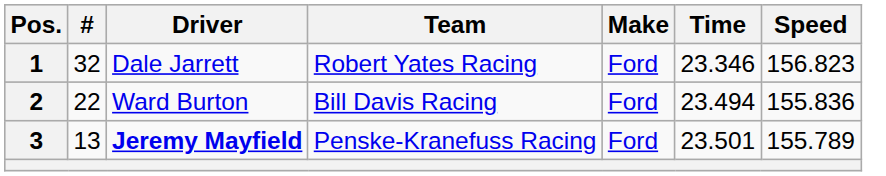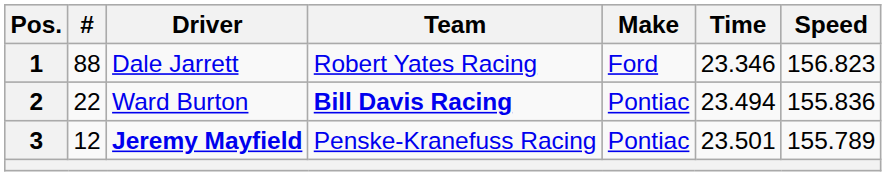(87, 63) 32 -> (87, 63) 88
(405, 102) normal -> (413, 102) bold
(633, 102) Ford -> (649, 102) Pontiac
(87, 141) 13 -> (87, 141) 12
(633, 141) Ford -> (649, 141) Pontiac
